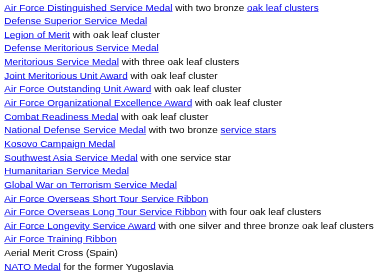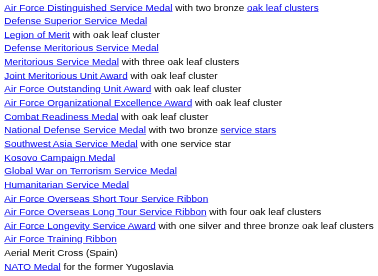rows swapped: (118, 157) <-> (60, 144)
rows swapped: (91, 184) <-> (67, 171)
